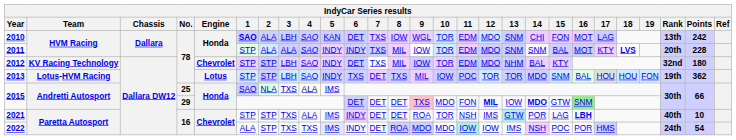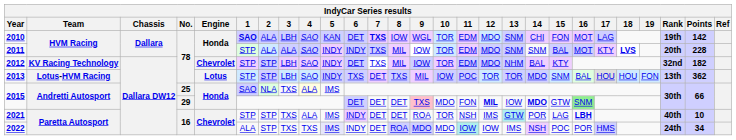(378, 37) normal -> (378, 37) bold
(673, 37) 13th -> (673, 37) 19th
(699, 37) 242 -> (699, 37) 142
(699, 63) 180 -> (699, 63) 182
(673, 76) 19th -> (673, 76) 13th
(699, 128) 54 -> (699, 128) 34
